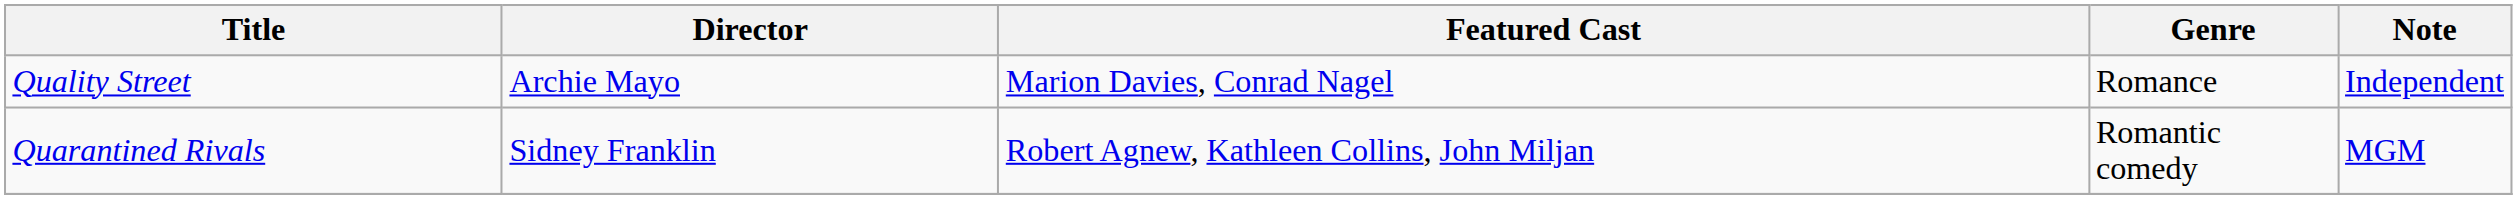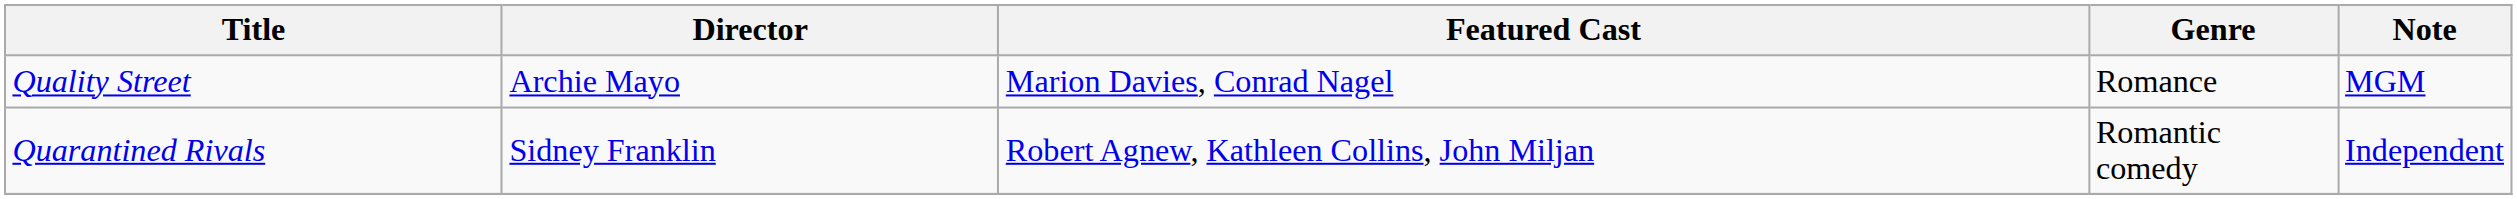(2425, 81) Independent -> (2385, 81) MGM
(2385, 150) MGM -> (2425, 150) Independent
